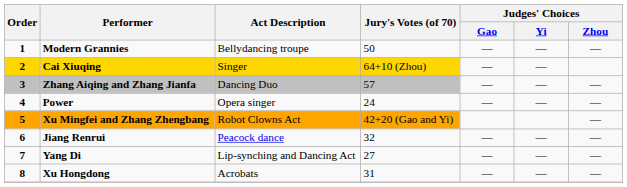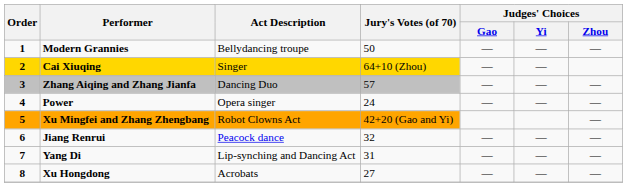(369, 155) 27 -> (369, 155) 31
(369, 173) 31 -> (369, 173) 27
